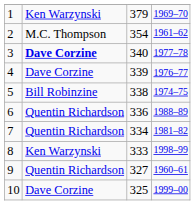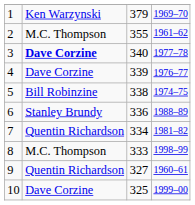(139, 33) 354 -> (139, 33) 355
(75, 111) Quentin Richardson -> (64, 111) Stanley Brundy
(63, 151) Ken Warzynski -> (66, 151) M.C. Thompson
